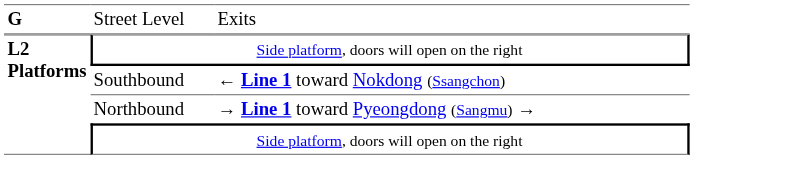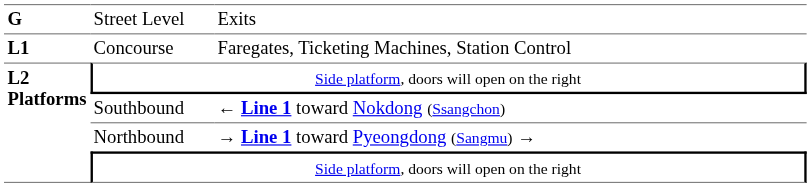+ row: (134, 48)
